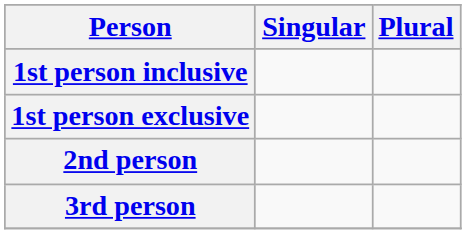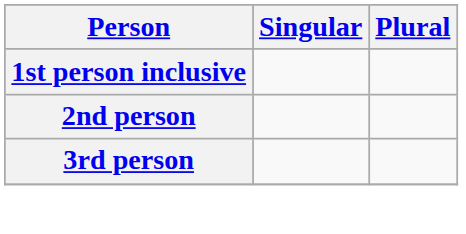- row: (130, 116)
